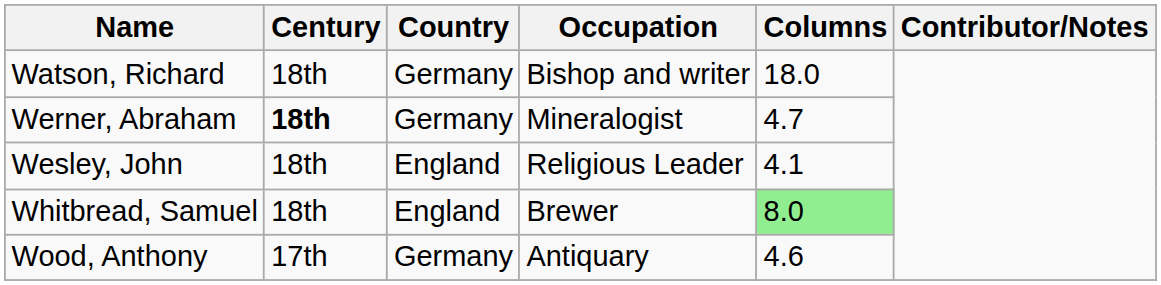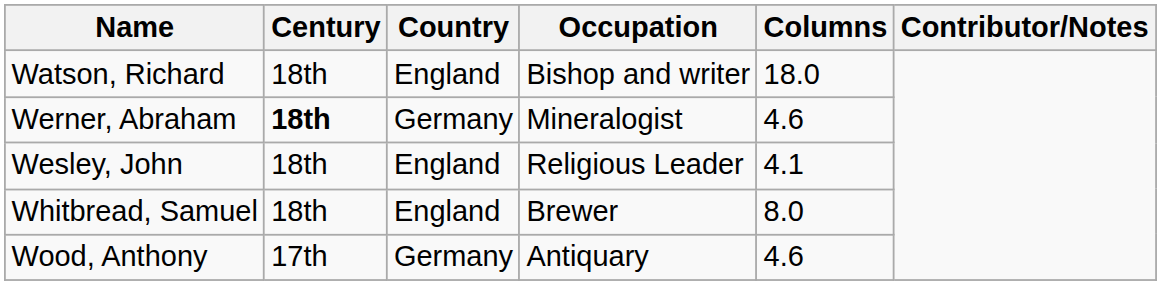(454, 73) Germany -> (447, 73) England
(784, 119) 4.7 -> (784, 119) 4.6
(784, 211) lightgreen background -> (784, 211) no background
